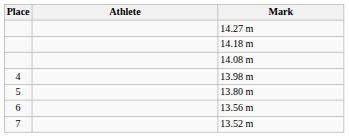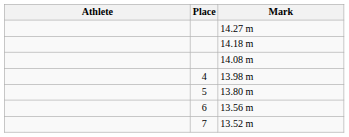columns swapped: (18, 12) <-> (125, 12)
